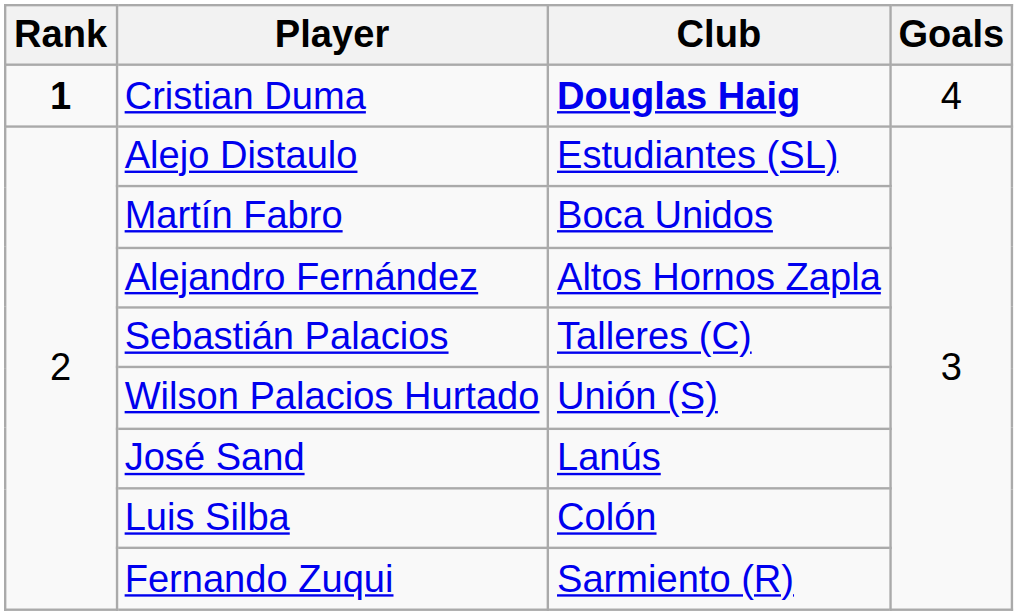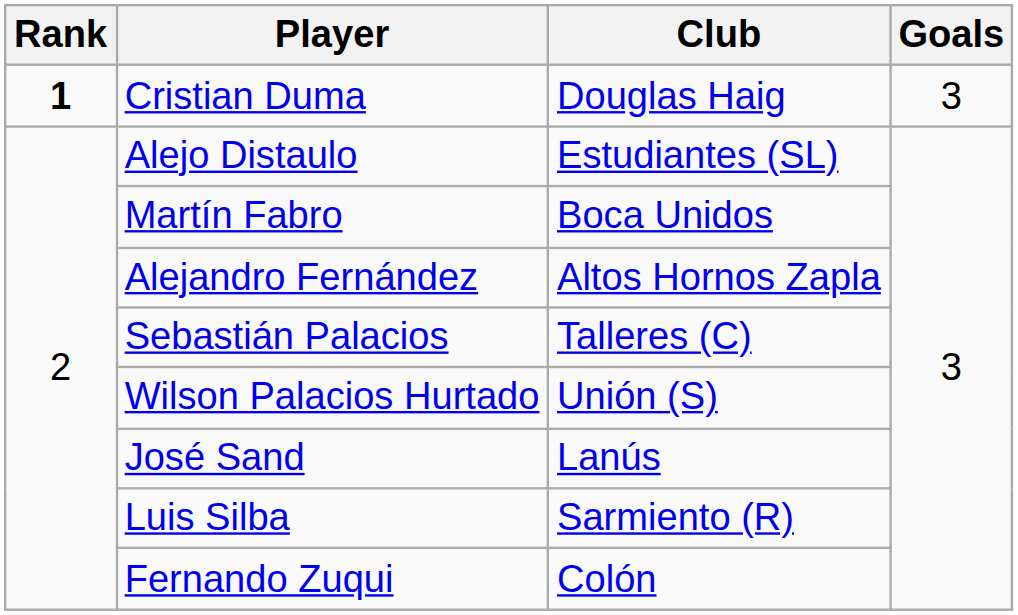(679, 95) bold -> (671, 95) normal
(951, 95) 4 -> (951, 95) 3
(607, 517) Colón -> (676, 517) Sarmiento (R)
(676, 578) Sarmiento (R) -> (607, 578) Colón
